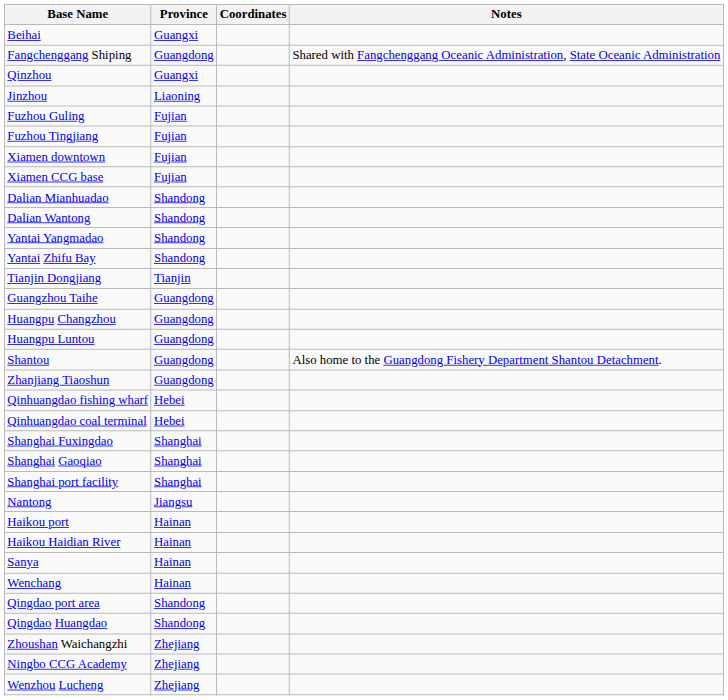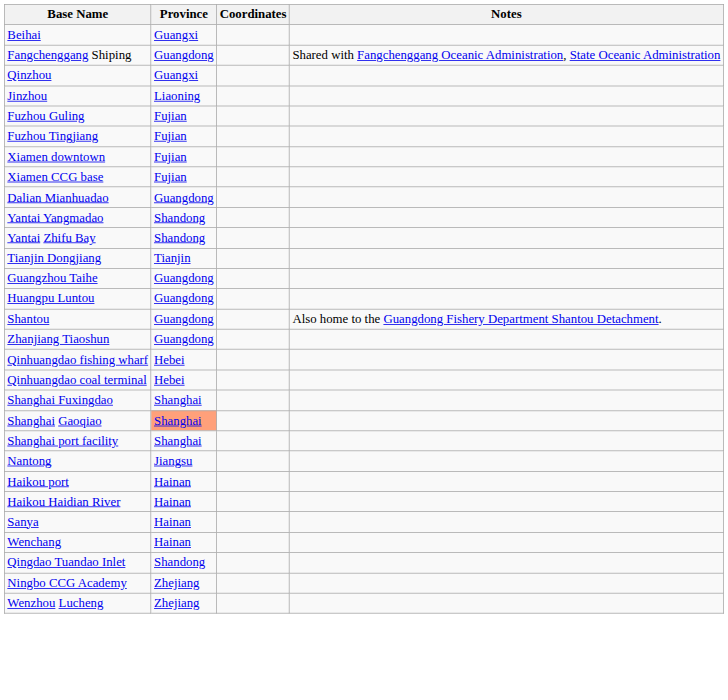(180, 197) Shandong -> (184, 197) Guangdong
- row: (49, 217)
- row: (62, 319)
(178, 461) no background -> (178, 420) lightsalmon background
+ row: (66, 562)
- row: (54, 603)
- row: (57, 623)
- row: (67, 643)
